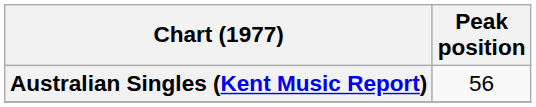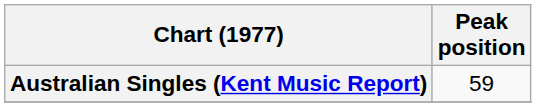(482, 83) 56 -> (482, 83) 59
